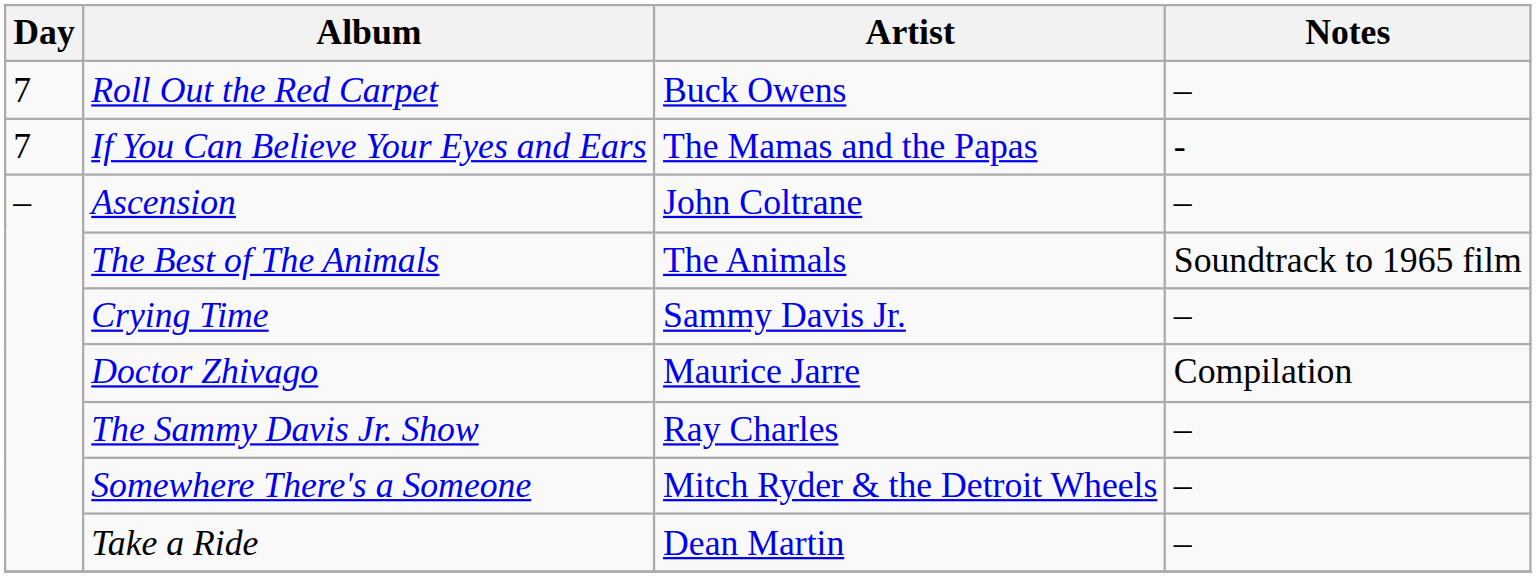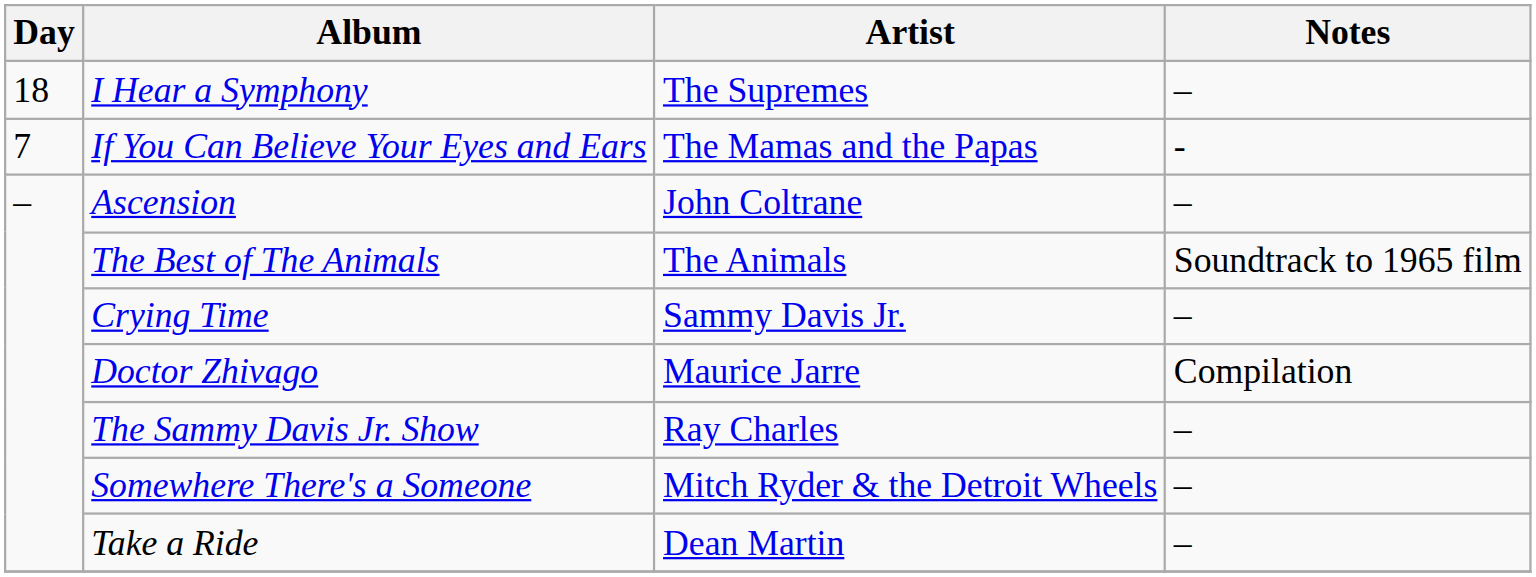- row: (265, 89)
+ row: (229, 89)
